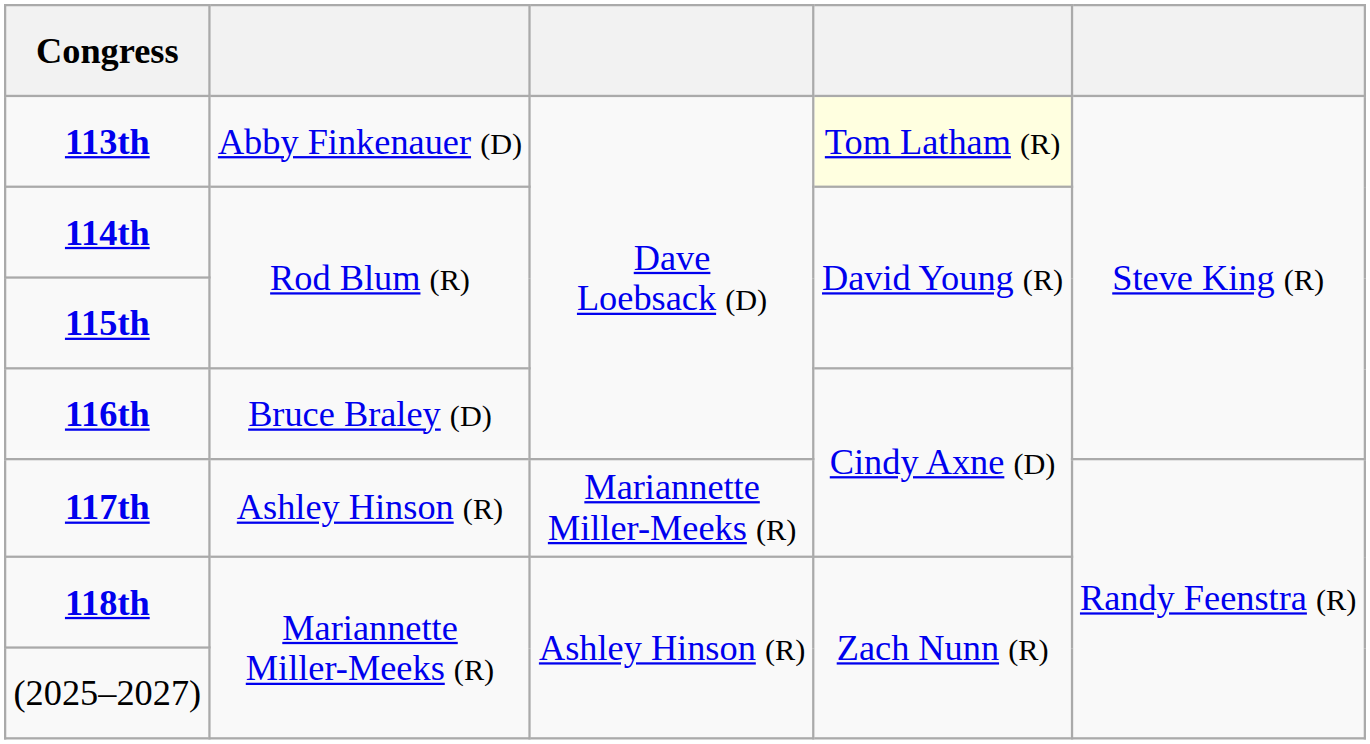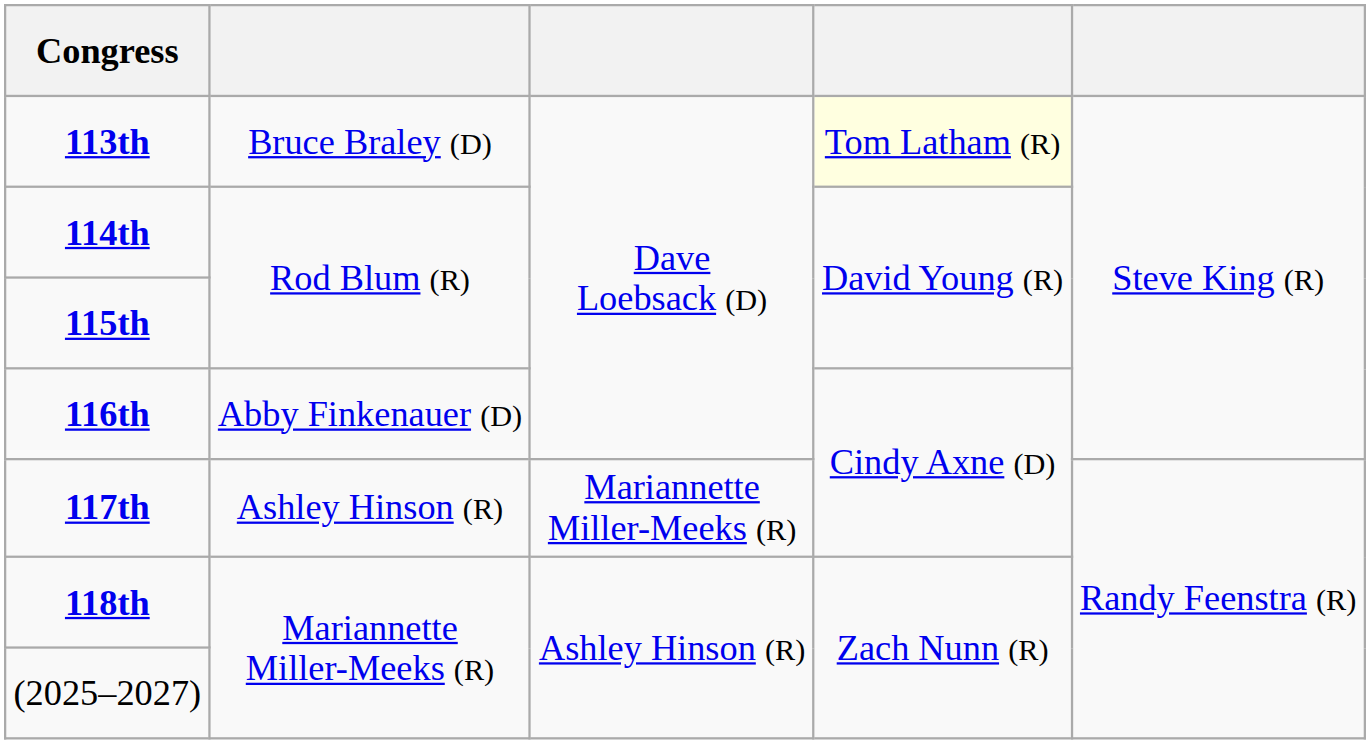(370, 140) Abby Finkenauer (D) -> (370, 140) Bruce Braley (D)
(370, 413) Bruce Braley (D) -> (370, 413) Abby Finkenauer (D)
